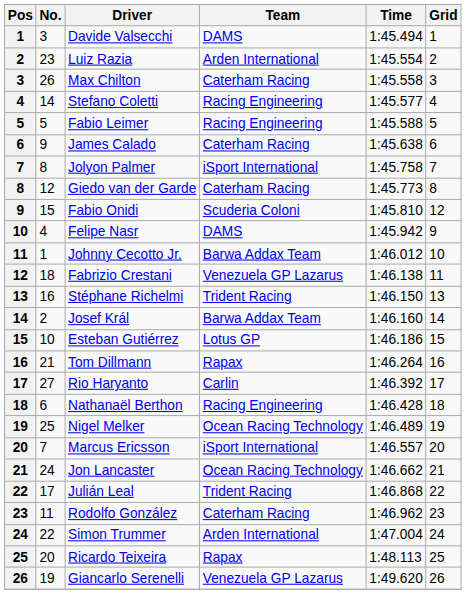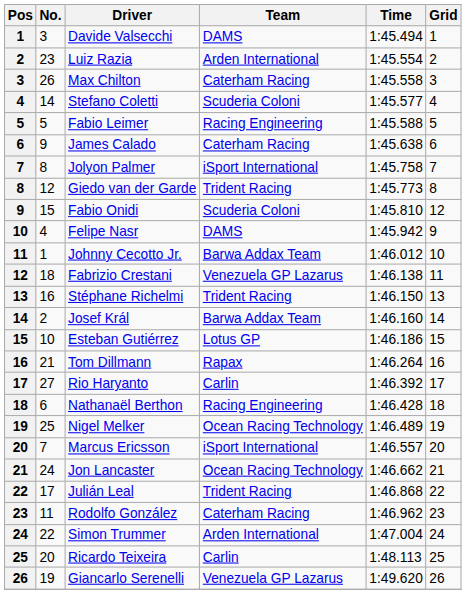(263, 102) Racing Engineering -> (251, 102) Scuderia Coloni
(256, 188) Caterham Racing -> (247, 188) Trident Racing
(223, 556) Rapax -> (221, 556) Carlin
